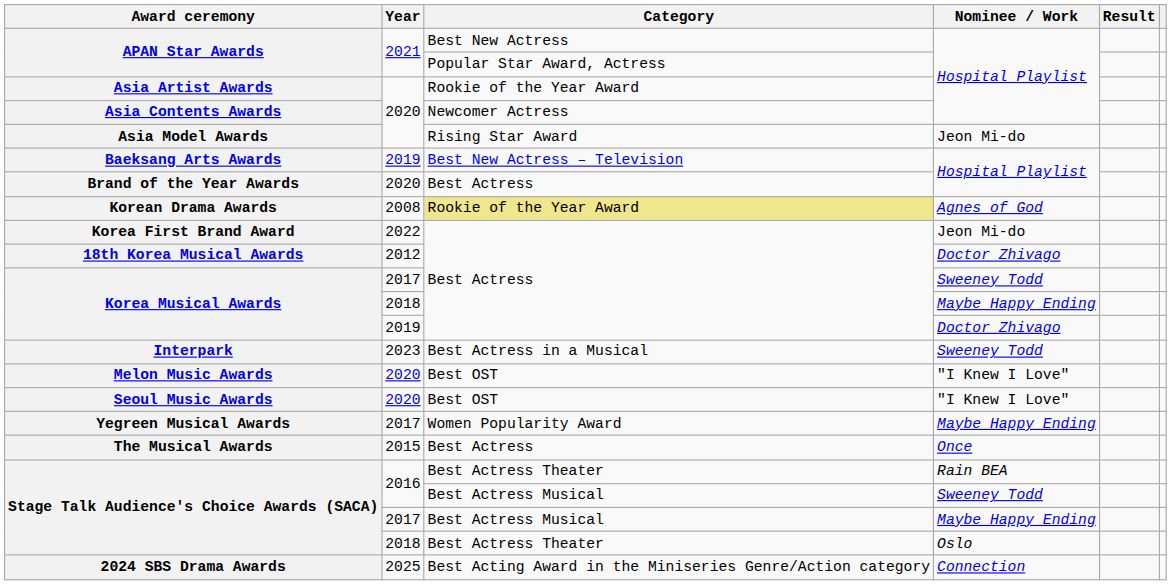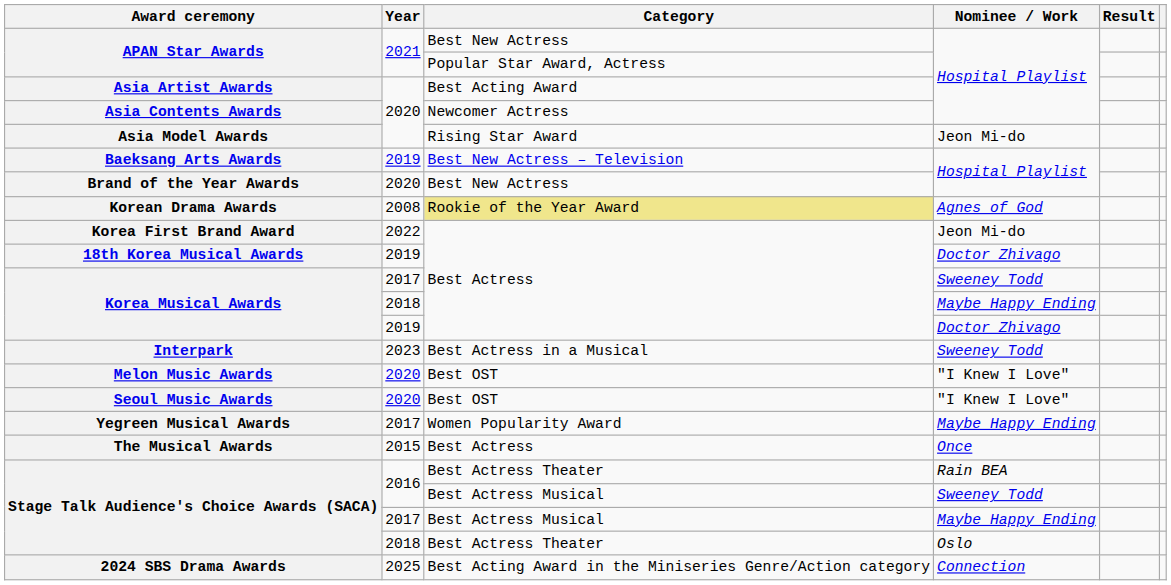(533, 88) Rookie of the Year Award -> (503, 88) Best Acting Award
(480, 184) Best Actress -> (498, 184) Best New Actress
(403, 256) 2012 -> (403, 256) 2019
